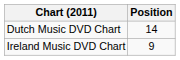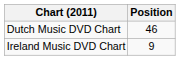(151, 30) 14 -> (151, 30) 46
